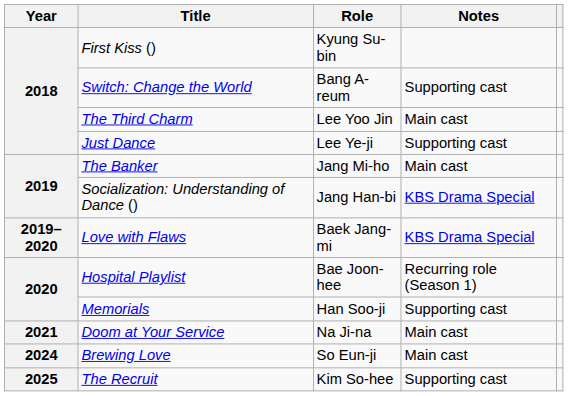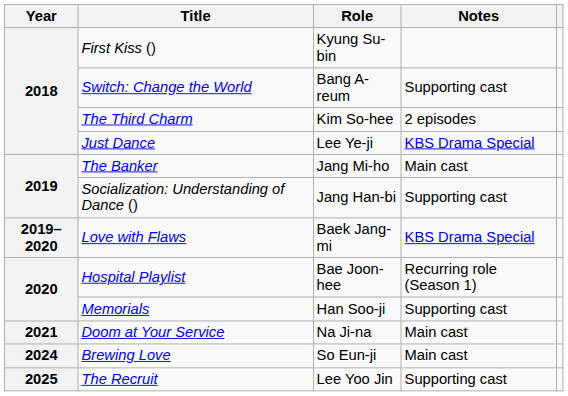(355, 119) Lee Yoo Jin -> (355, 119) Kim So-hee
(436, 119) Main cast -> (440, 119) 2 episodes
(456, 142) Supporting cast -> (470, 142) KBS Drama Special
(470, 197) KBS Drama Special -> (456, 197) Supporting cast
(355, 379) Kim So-hee -> (355, 379) Lee Yoo Jin
